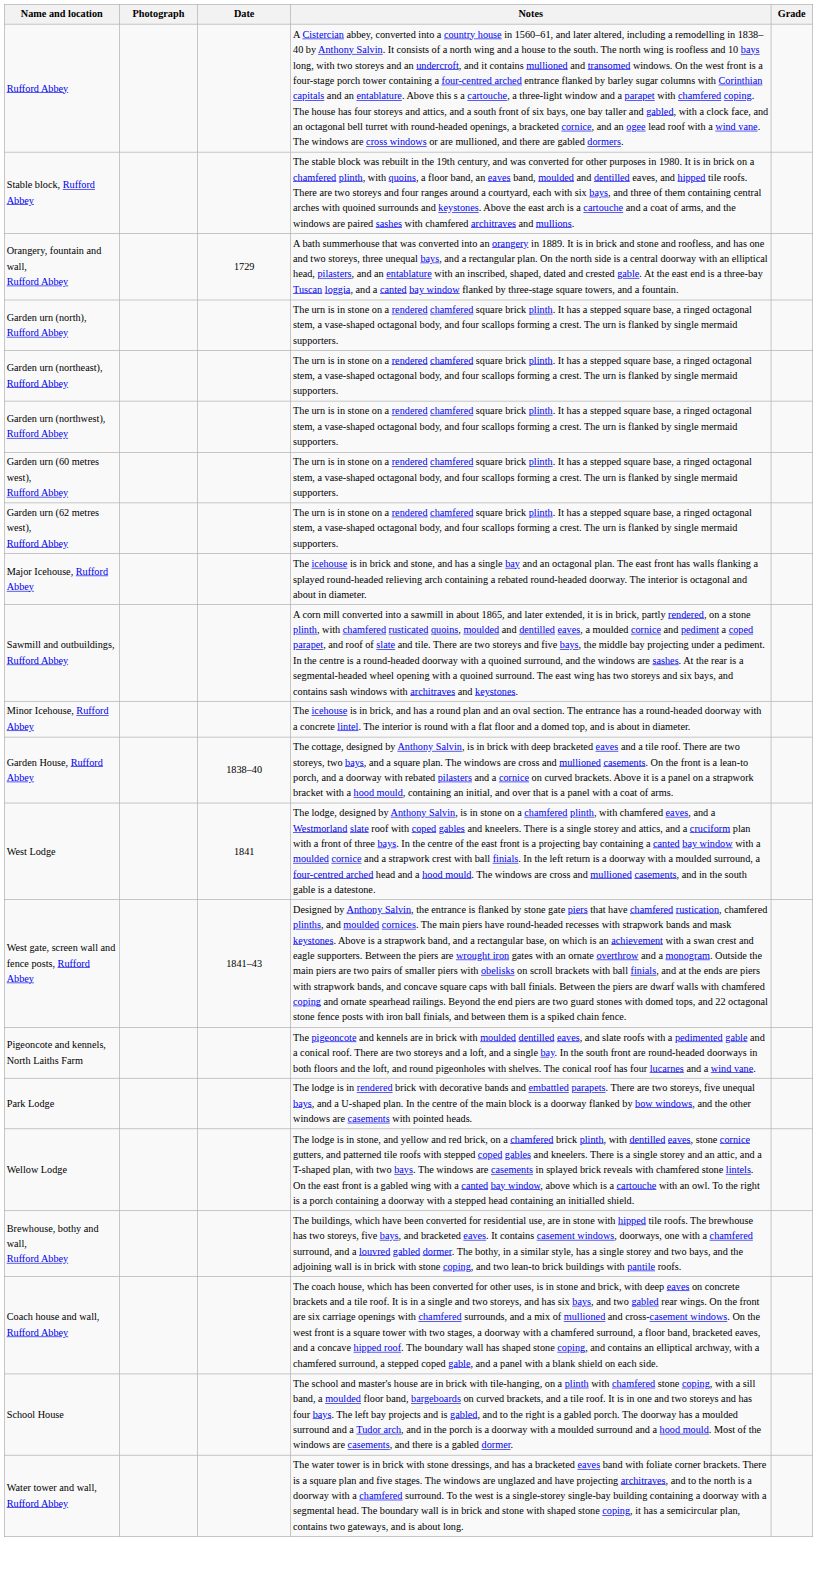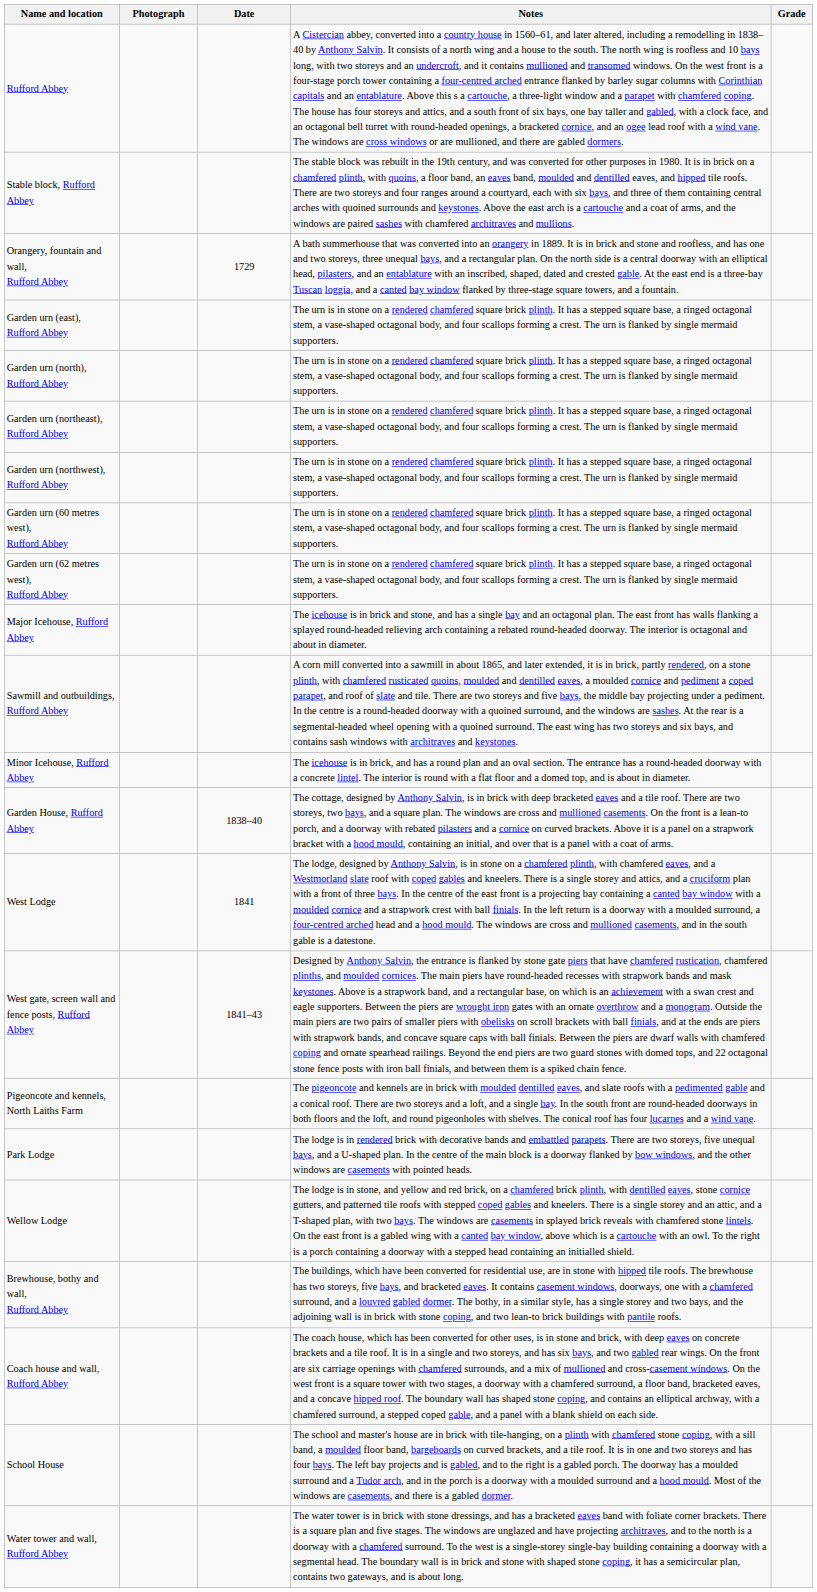+ row: (44, 325)
